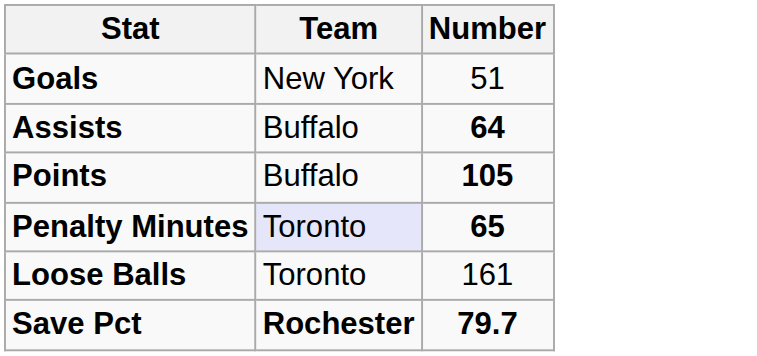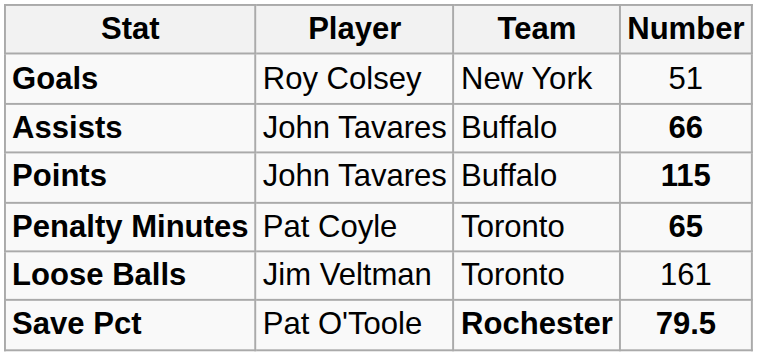+ column: (355, 29)
(487, 127) 64 -> (686, 127) 66
(487, 176) 105 -> (686, 176) 115
(315, 226) lavender background -> (513, 226) no background
(487, 324) 79.7 -> (686, 324) 79.5
